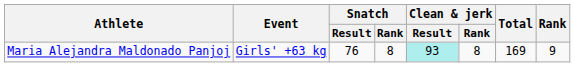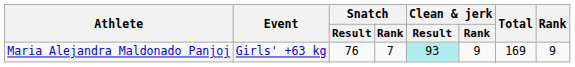(390, 52) 8 -> (390, 52) 7
(477, 52) 8 -> (477, 52) 9
